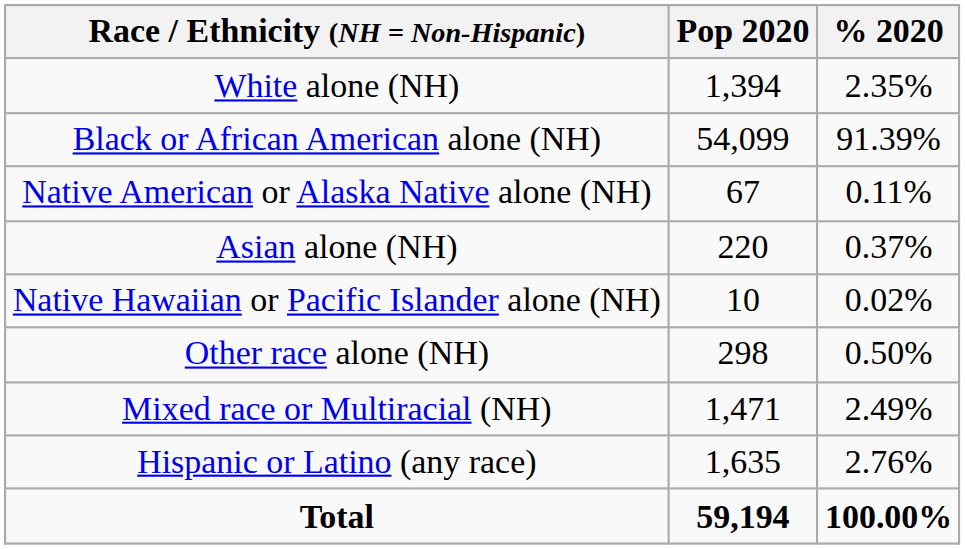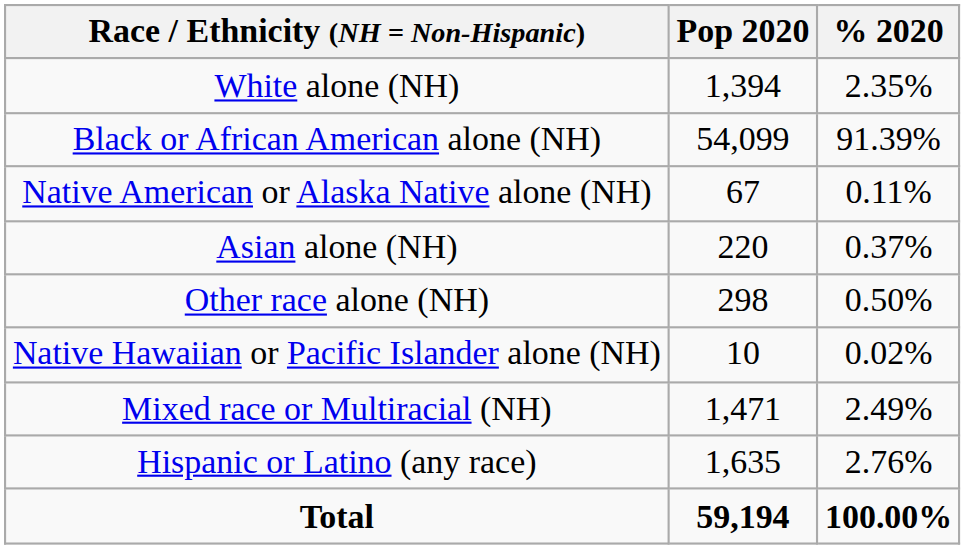rows swapped: (337, 300) <-> (337, 354)
